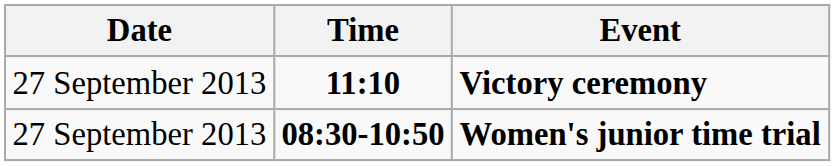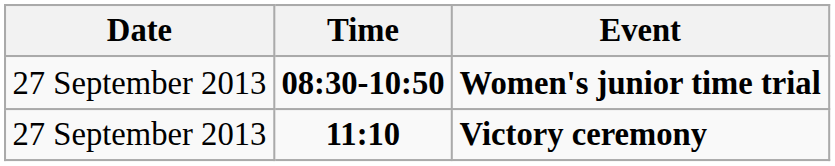rows swapped: (640, 133) <-> (583, 82)
